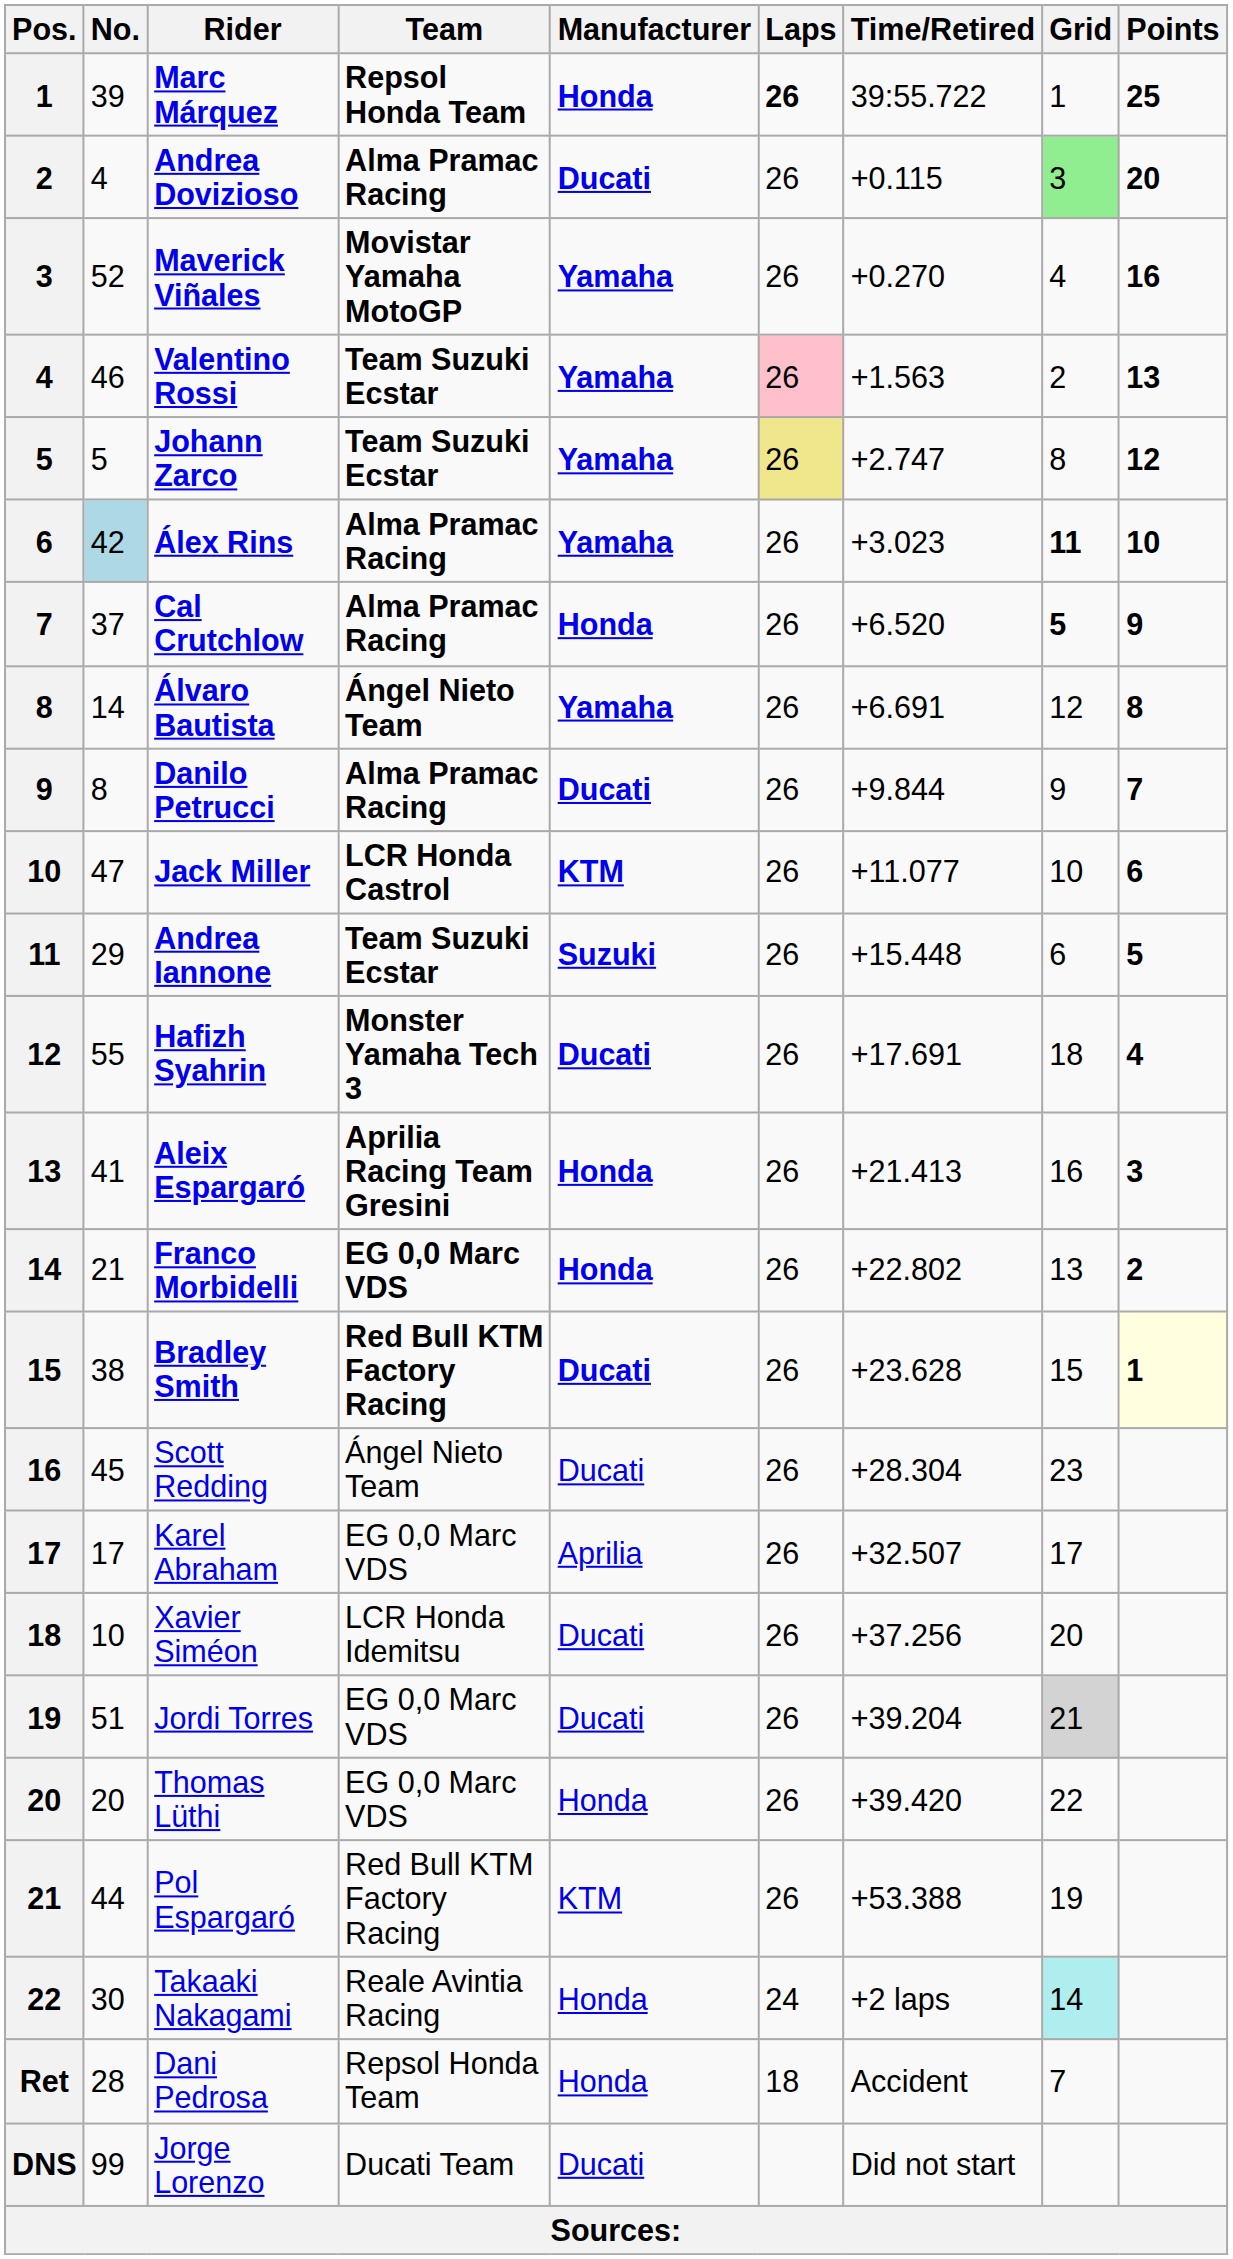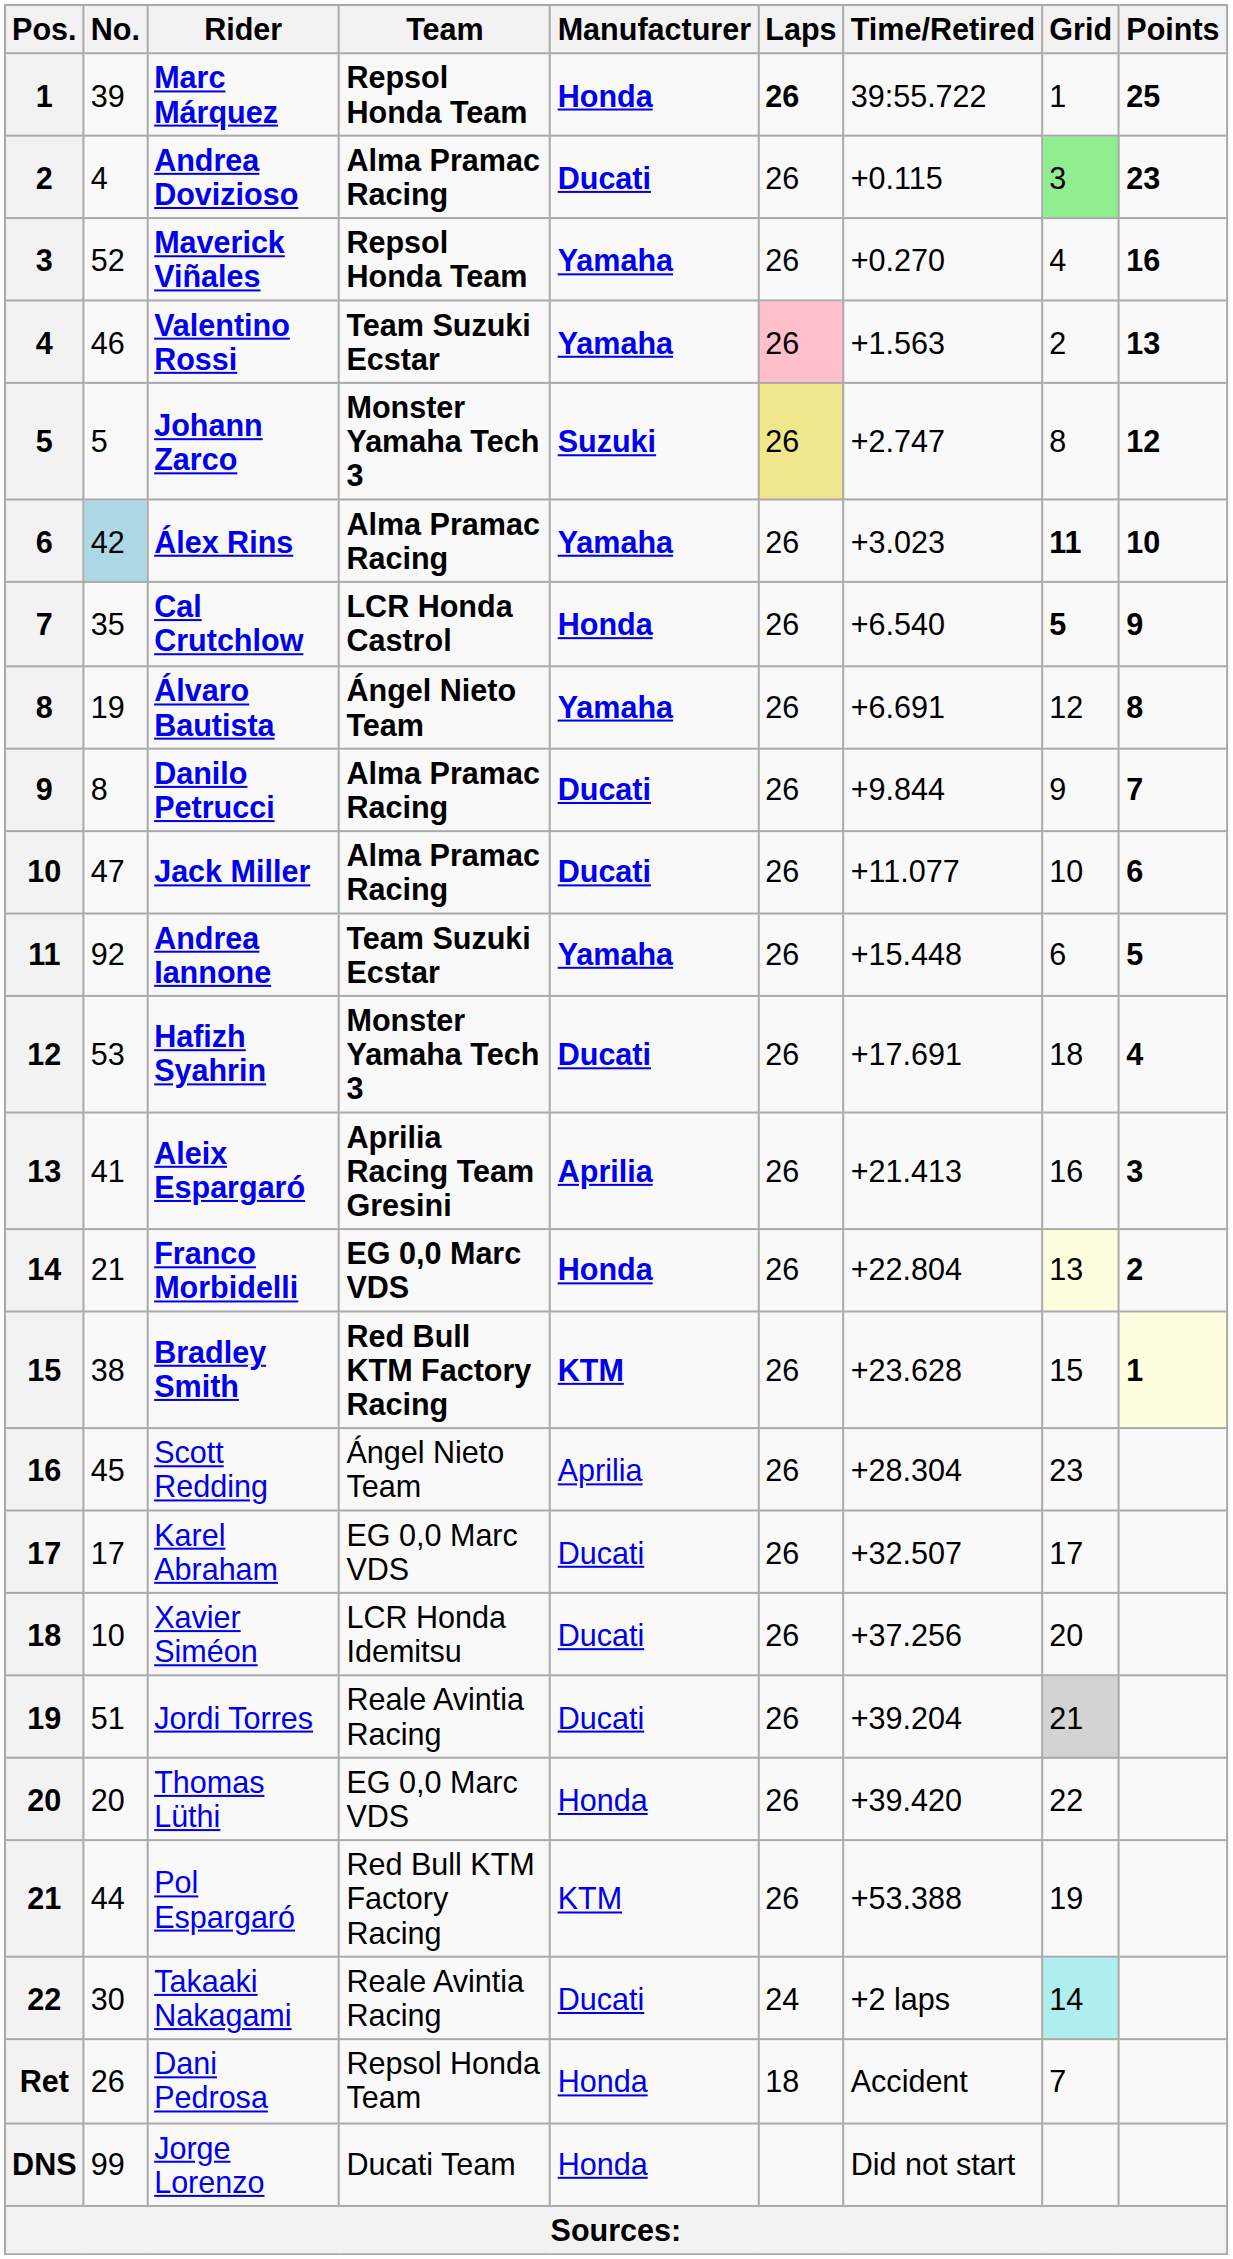(1143, 177) 20 -> (1143, 177) 23
(408, 277) Movistar Yamaha MotoGP -> (437, 260) Repsol Honda Team
(437, 459) Team Suzuki Ecstar -> (443, 442) Monster Yamaha Tech 3
(615, 459) Yamaha -> (607, 442) Suzuki
(108, 624) 37 -> (108, 624) 35
(442, 624) Alma Pramac Racing -> (430, 624) LCR Honda Castrol
(898, 624) +6.520 -> (898, 624) +6.540
(108, 707) 14 -> (108, 707) 19
(428, 872) LCR Honda Castrol -> (443, 872) Alma Pramac Racing
(591, 872) KTM -> (604, 872) Ducati
(108, 954) 29 -> (108, 954) 92
(607, 954) Suzuki -> (615, 954) Yamaha
(108, 1054) 55 -> (108, 1054) 53
(605, 1171) Honda -> (605, 1171) Aprilia
(906, 1270) +22.802 -> (906, 1270) +22.804
(1066, 1270) no background -> (1066, 1270) lightyellow background
(604, 1370) Ducati -> (591, 1370) KTM
(601, 1470) Ducati -> (600, 1470) Aprilia
(600, 1552) Aprilia -> (601, 1552) Ducati
(431, 1717) EG 0,0 Marc VDS -> (435, 1717) Reale Avintia Racing
(603, 1999) Honda -> (601, 1999) Ducati
(108, 2081) 28 -> (108, 2081) 26
(601, 2164) Ducati -> (603, 2164) Honda
